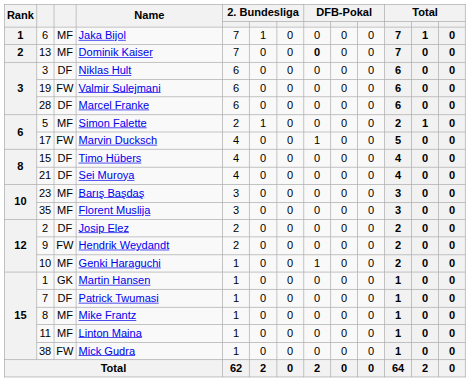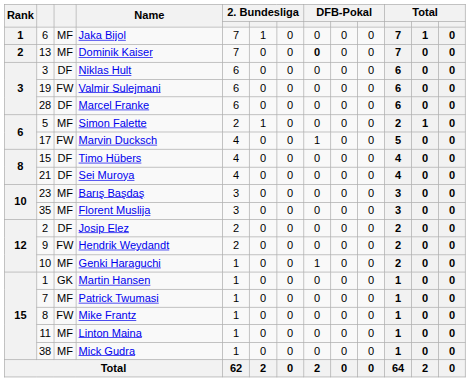(65, 298) DF -> (65, 298) MF
(65, 315) MF -> (65, 315) FW
(65, 351) FW -> (65, 351) MF
